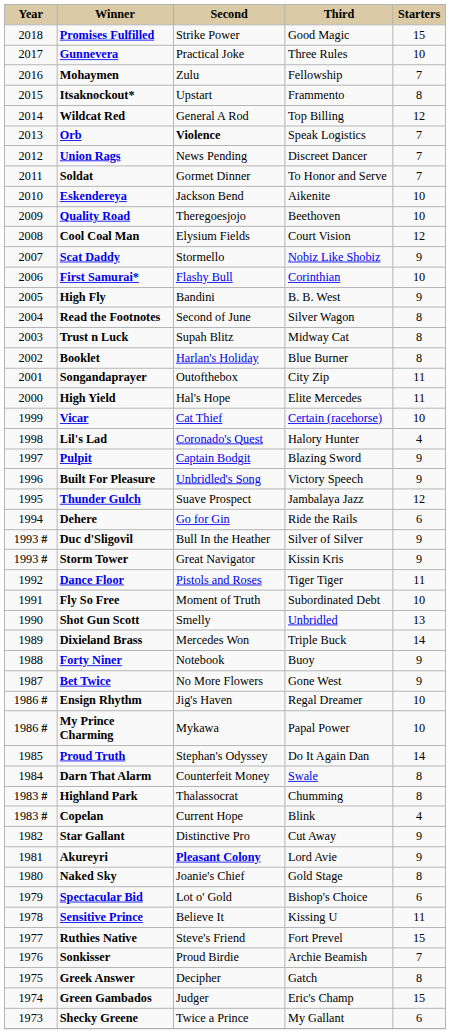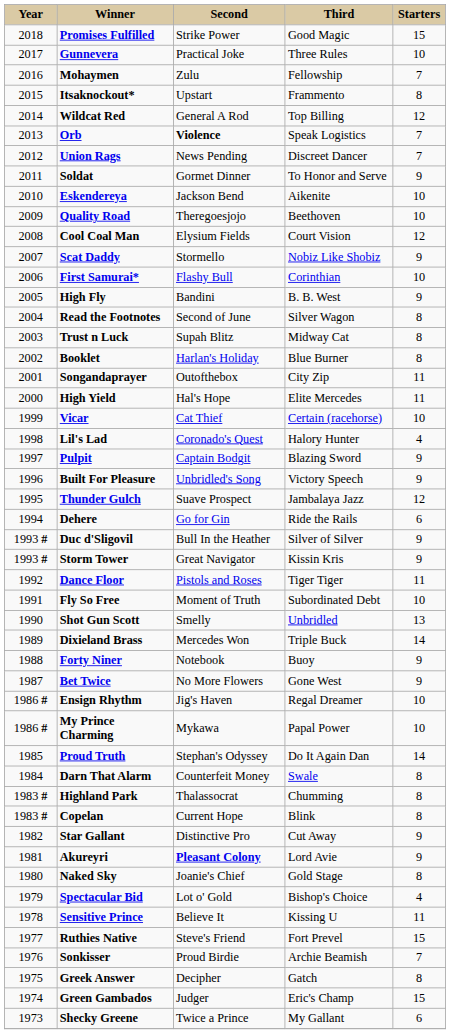(419, 176) 7 -> (419, 176) 9
(419, 816) 4 -> (419, 816) 8
(419, 897) 6 -> (419, 897) 4
